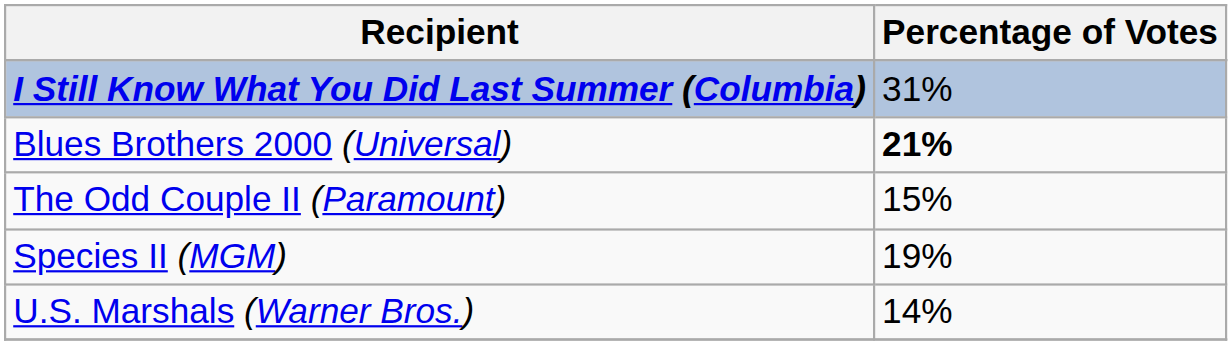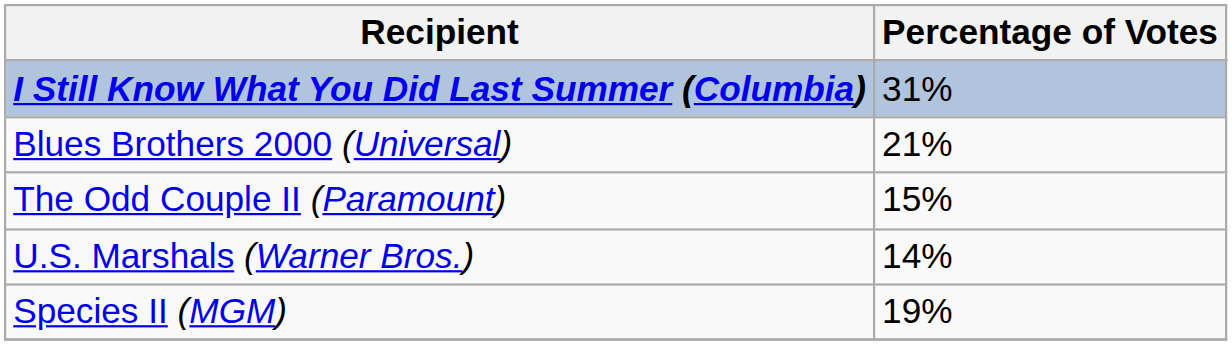(917, 144) bold -> (917, 144) normal
rows swapped: (150, 255) <-> (244, 311)
